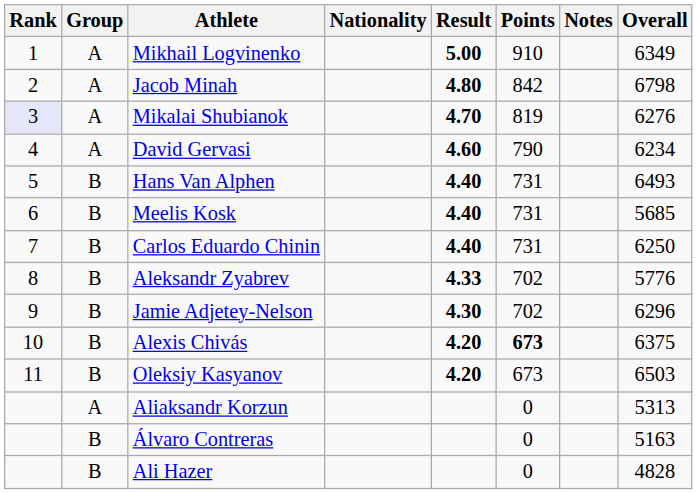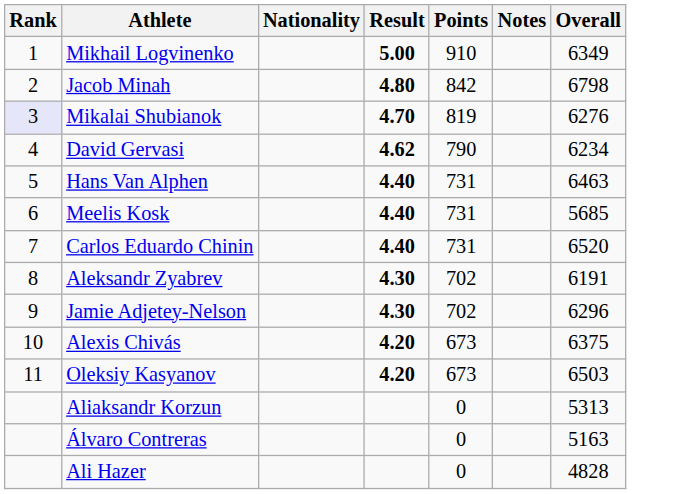- column: (95, 20)
(464, 149) 4.60 -> (397, 149) 4.62
(655, 181) 6493 -> (588, 181) 6463
(655, 246) 6250 -> (588, 246) 6520
(464, 278) 4.33 -> (397, 278) 4.30
(655, 278) 5776 -> (588, 278) 6191
(528, 342) bold -> (461, 342) normal
